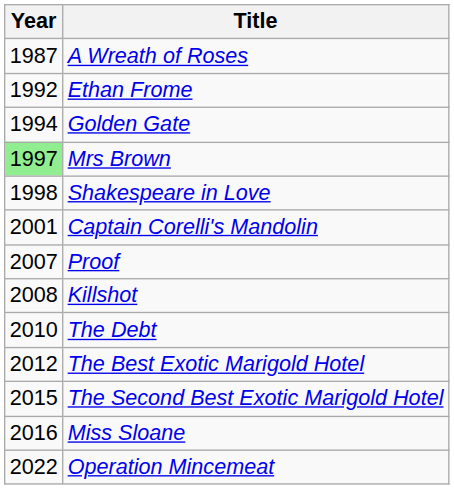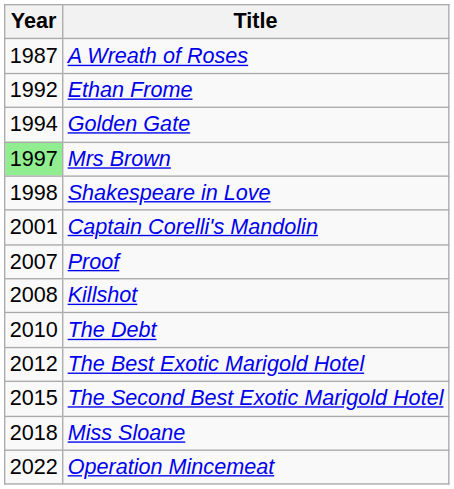(34, 432) 2016 -> (34, 432) 2018
